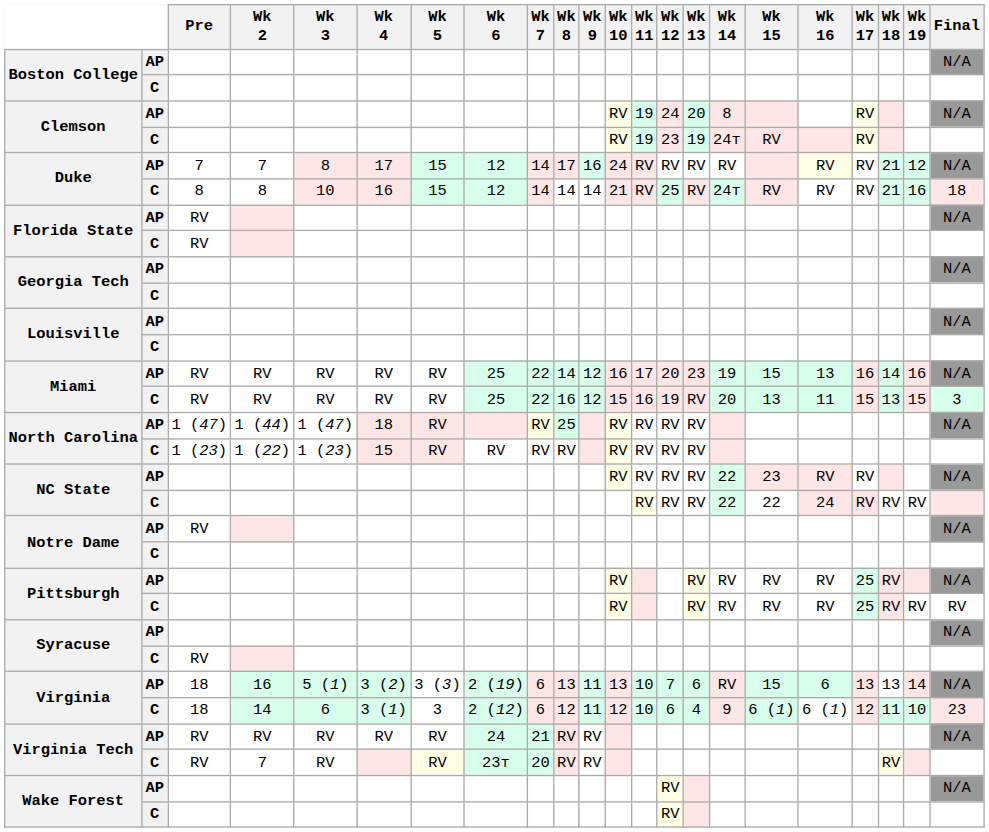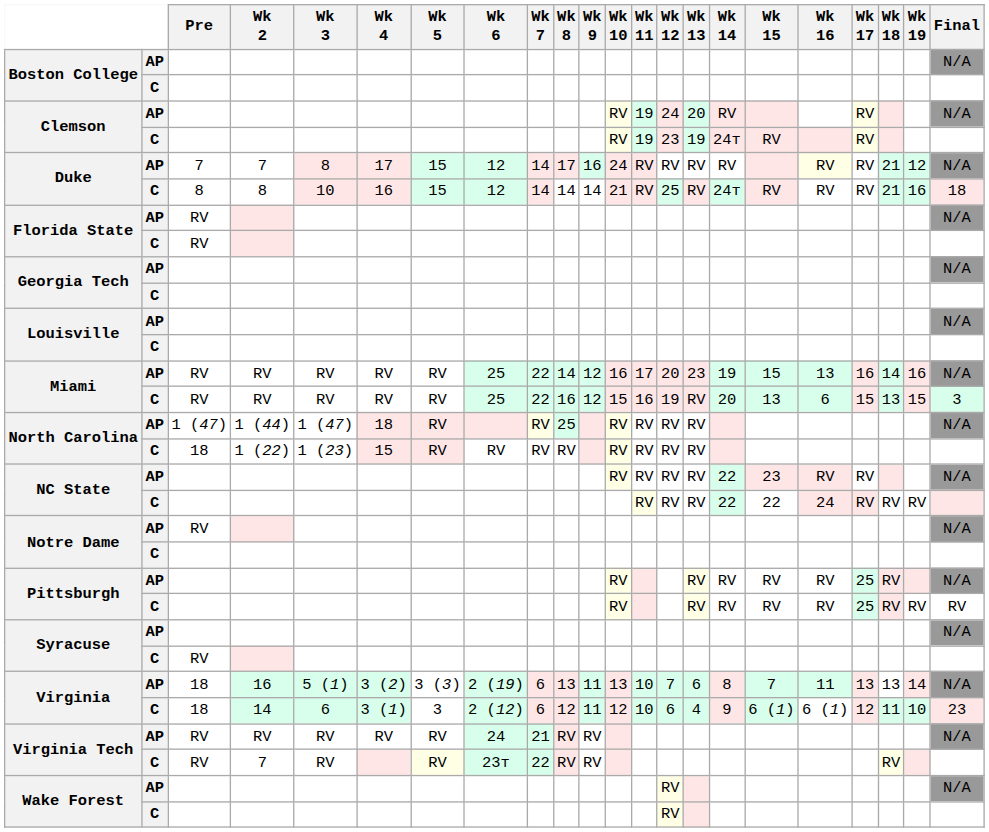(727, 114) 8 -> (727, 114) RV
(825, 399) 11 -> (825, 399) 6
(199, 451) 1 (23) -> (199, 451) 18
(727, 684) RV -> (727, 684) 8
(771, 684) 15 -> (771, 684) 7
(825, 684) 6 -> (825, 684) 11
(540, 762) 20 -> (540, 762) 22
